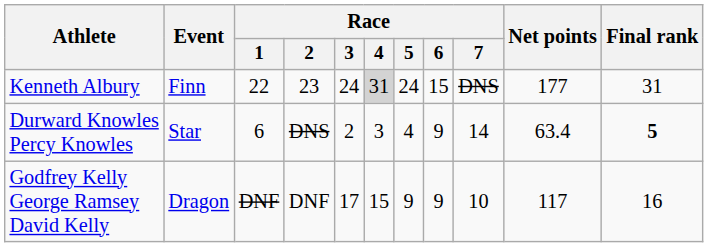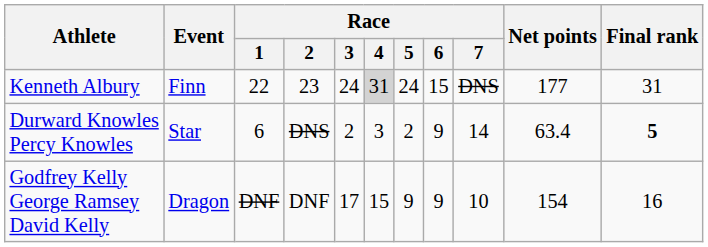(409, 132) 4 -> (409, 132) 2
(553, 201) 117 -> (553, 201) 154
